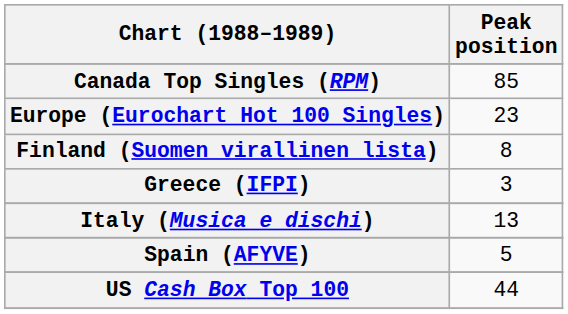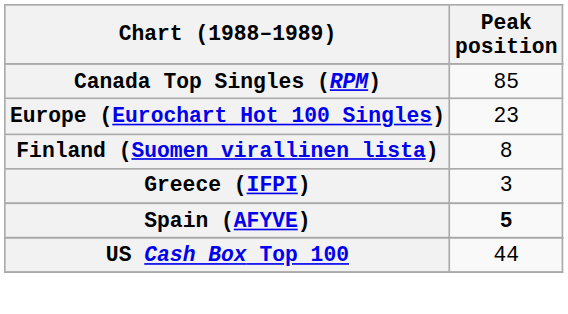- row: (227, 221)
(506, 255) normal -> (506, 221) bold
